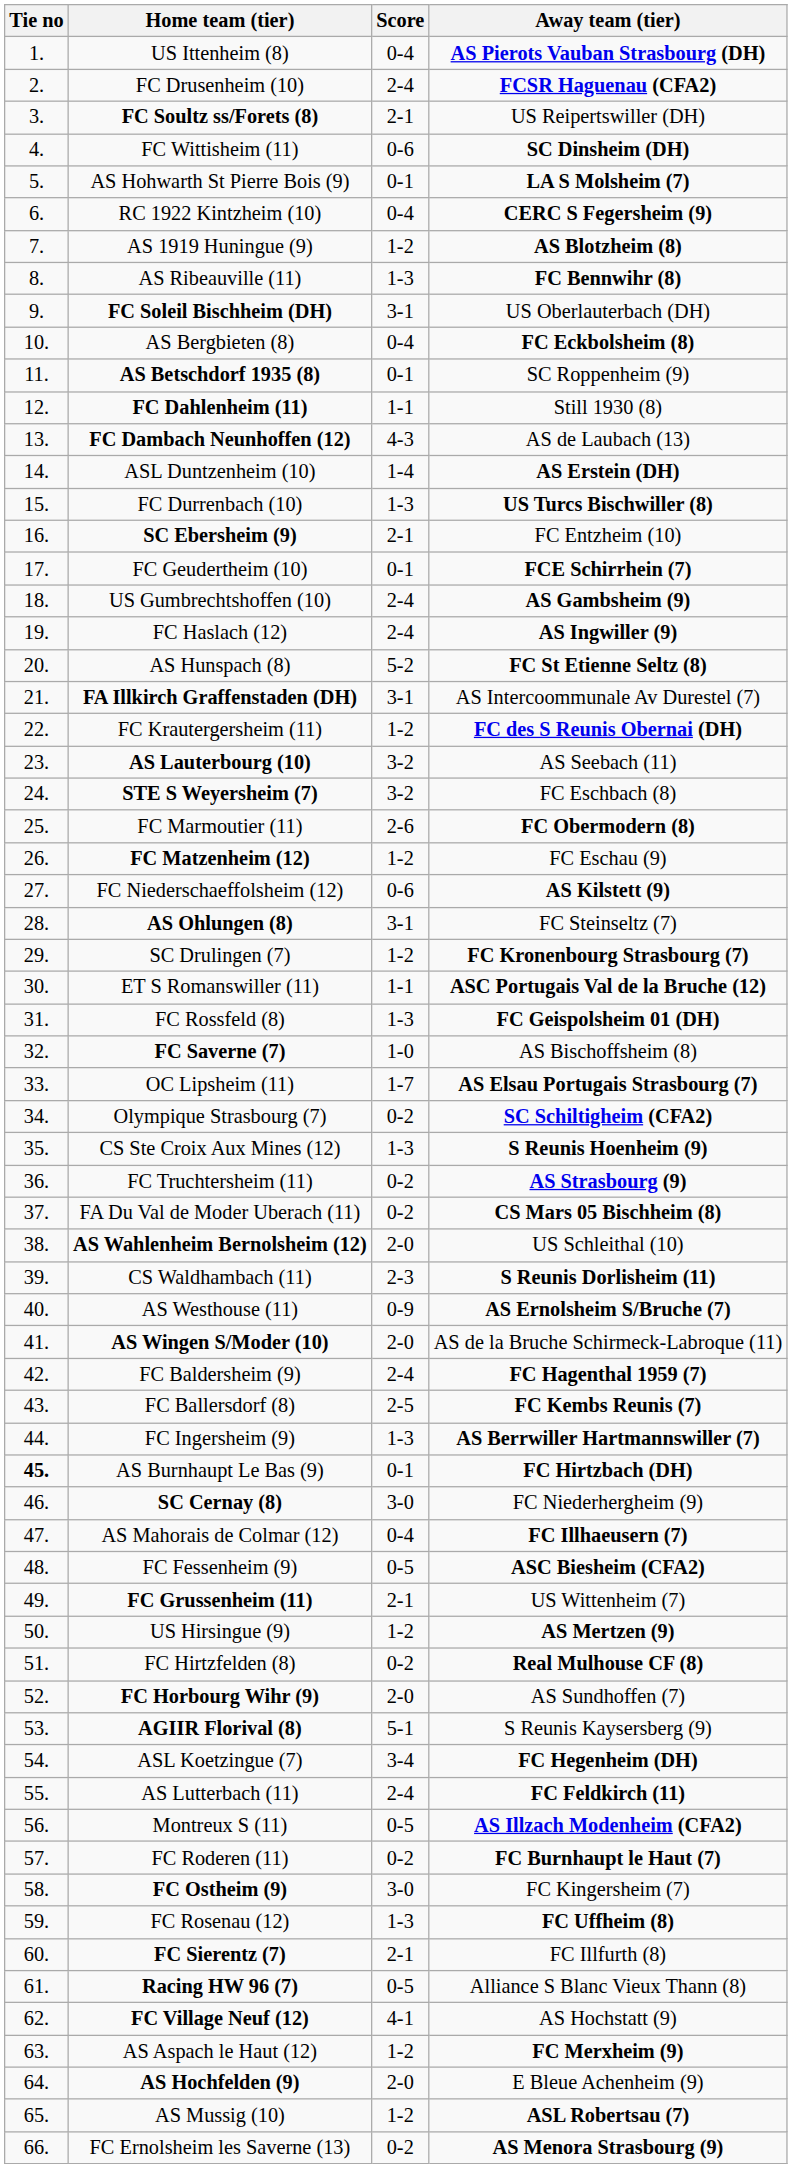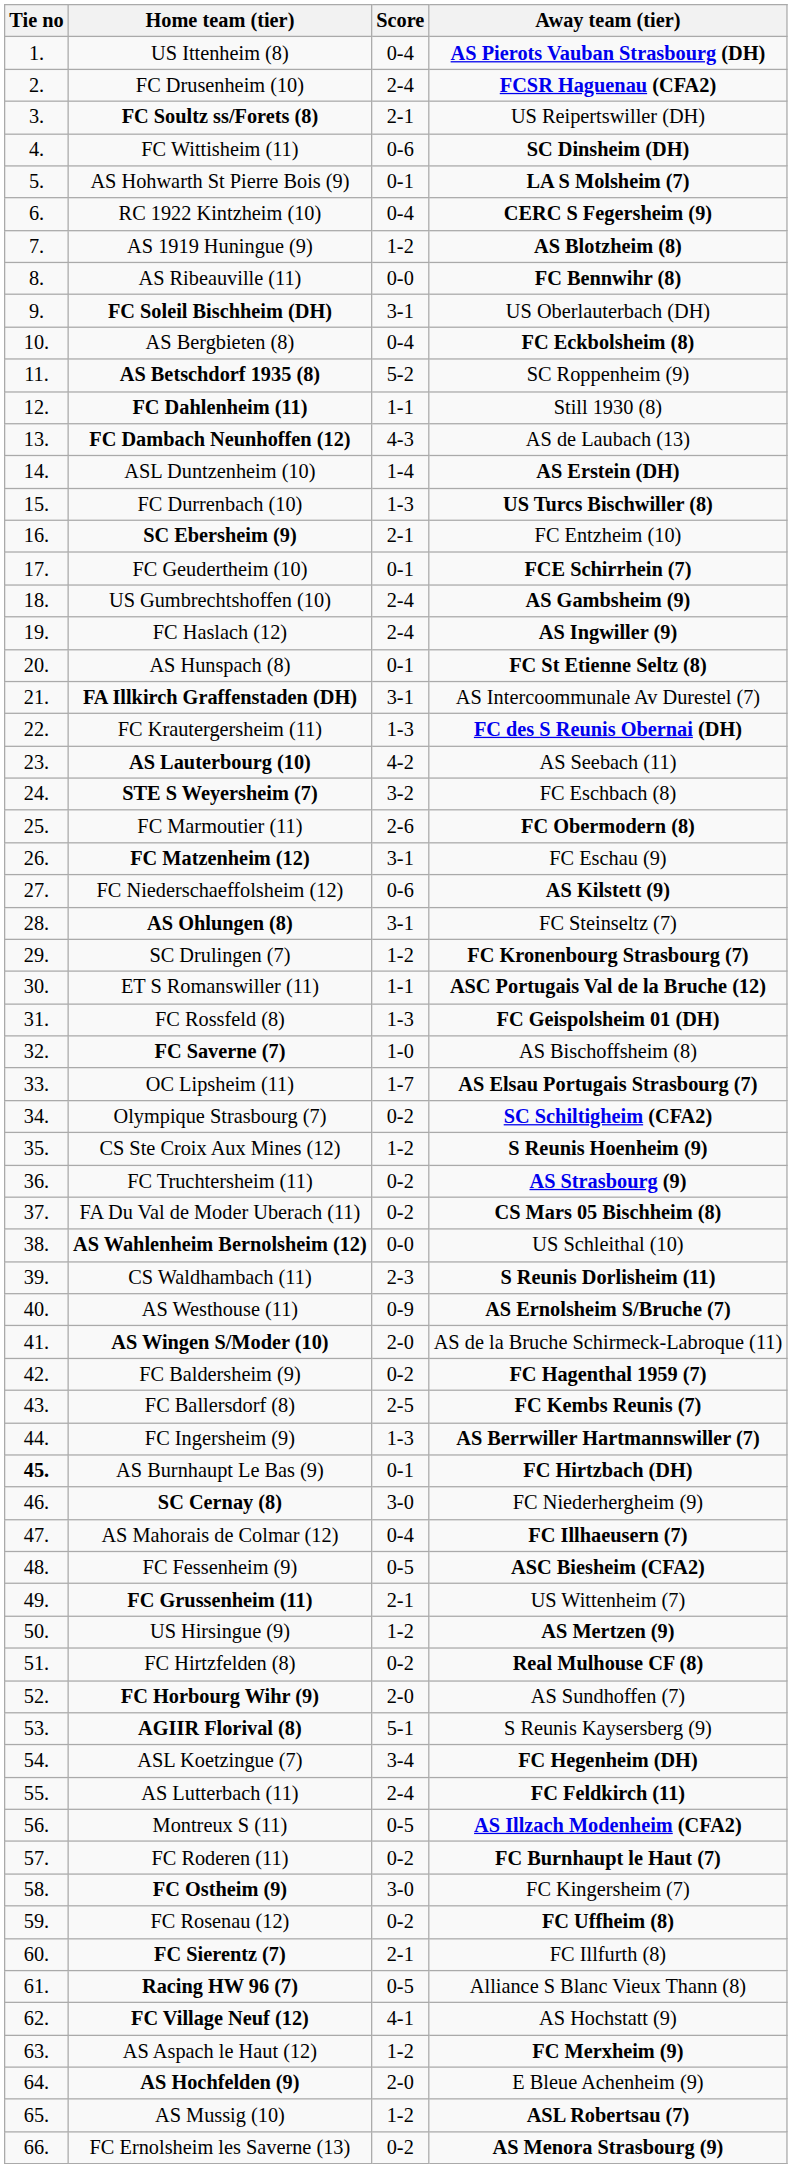(400, 278) 1-3 -> (400, 278) 0-0
(400, 375) 0-1 -> (400, 375) 5-2
(400, 665) 5-2 -> (400, 665) 0-1
(400, 729) 1-2 -> (400, 729) 1-3
(400, 761) 3-2 -> (400, 761) 4-2
(400, 858) 1-2 -> (400, 858) 3-1
(400, 1148) 1-3 -> (400, 1148) 1-2
(400, 1245) 2-0 -> (400, 1245) 0-0
(400, 1374) 2-4 -> (400, 1374) 0-2
(400, 1921) 1-3 -> (400, 1921) 0-2
